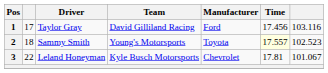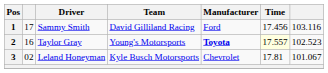(60, 27) Taylor Gray -> (64, 27) Sammy Smith
(29, 42) 18 -> (29, 42) 16
(64, 42) Sammy Smith -> (60, 42) Taylor Gray
(216, 42) normal -> (217, 42) bold
(29, 57) 22 -> (29, 57) 02
